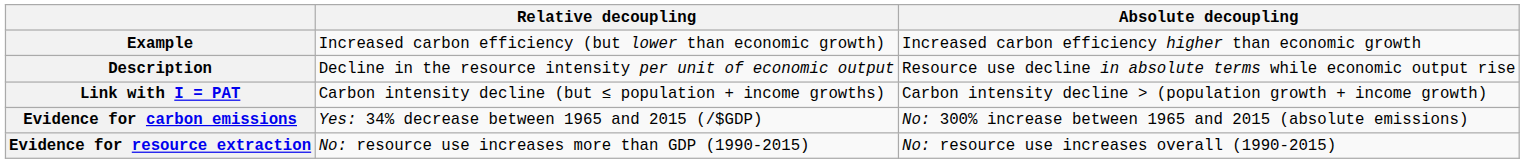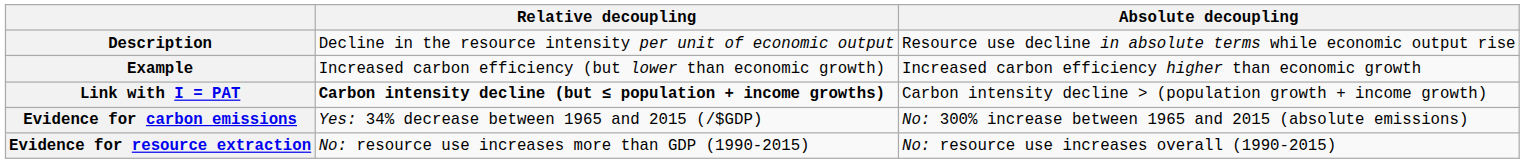rows swapped: (160, 69) <-> (160, 43)
(602, 94) normal -> (602, 94) bold
